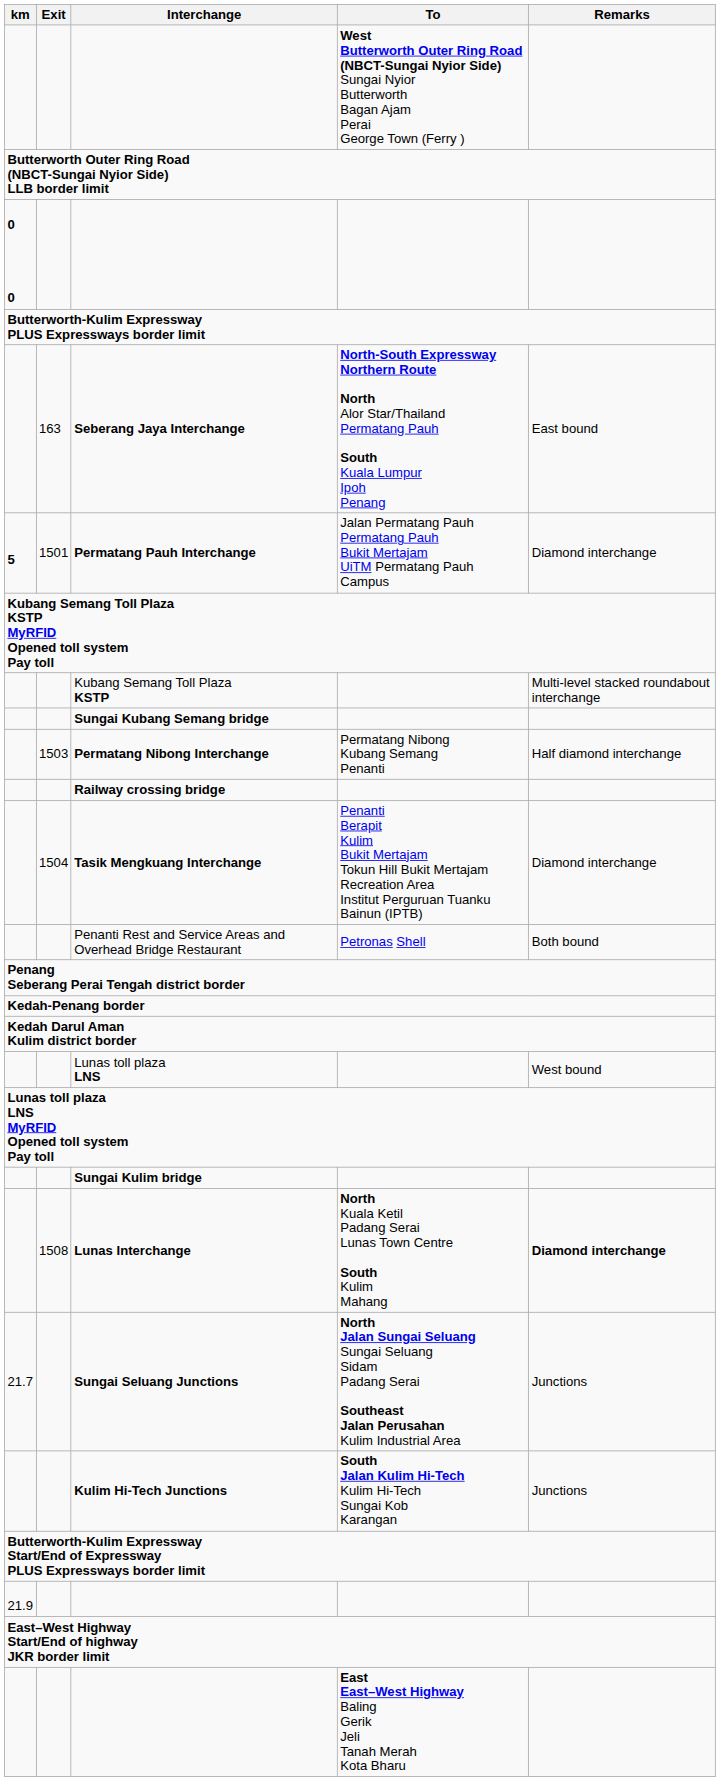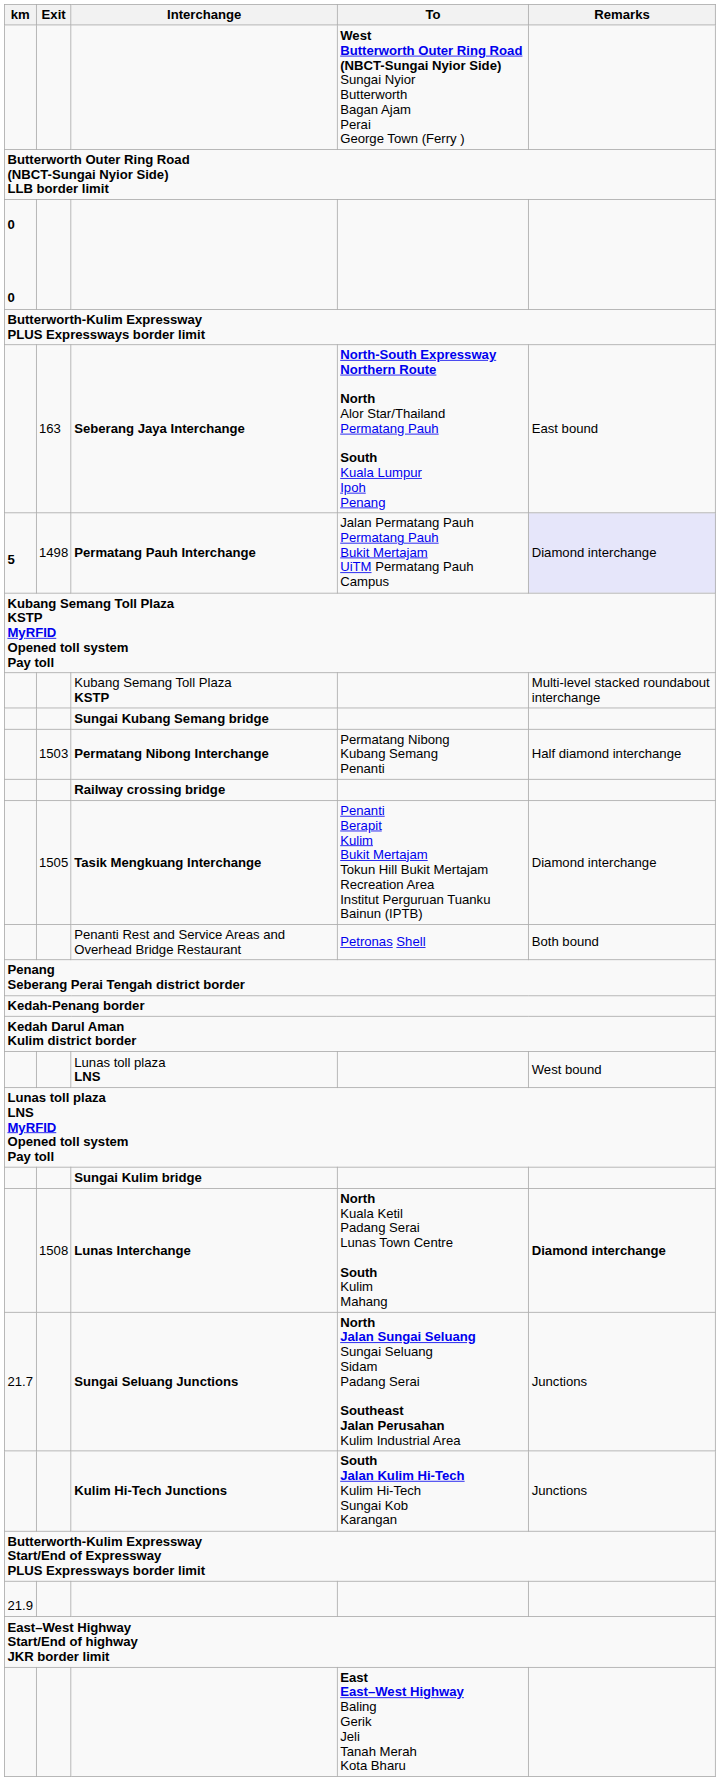(54, 553) 1501 -> (54, 553) 1498
(594, 553) no background -> (594, 553) lavender background
(54, 862) 1504 -> (54, 862) 1505
